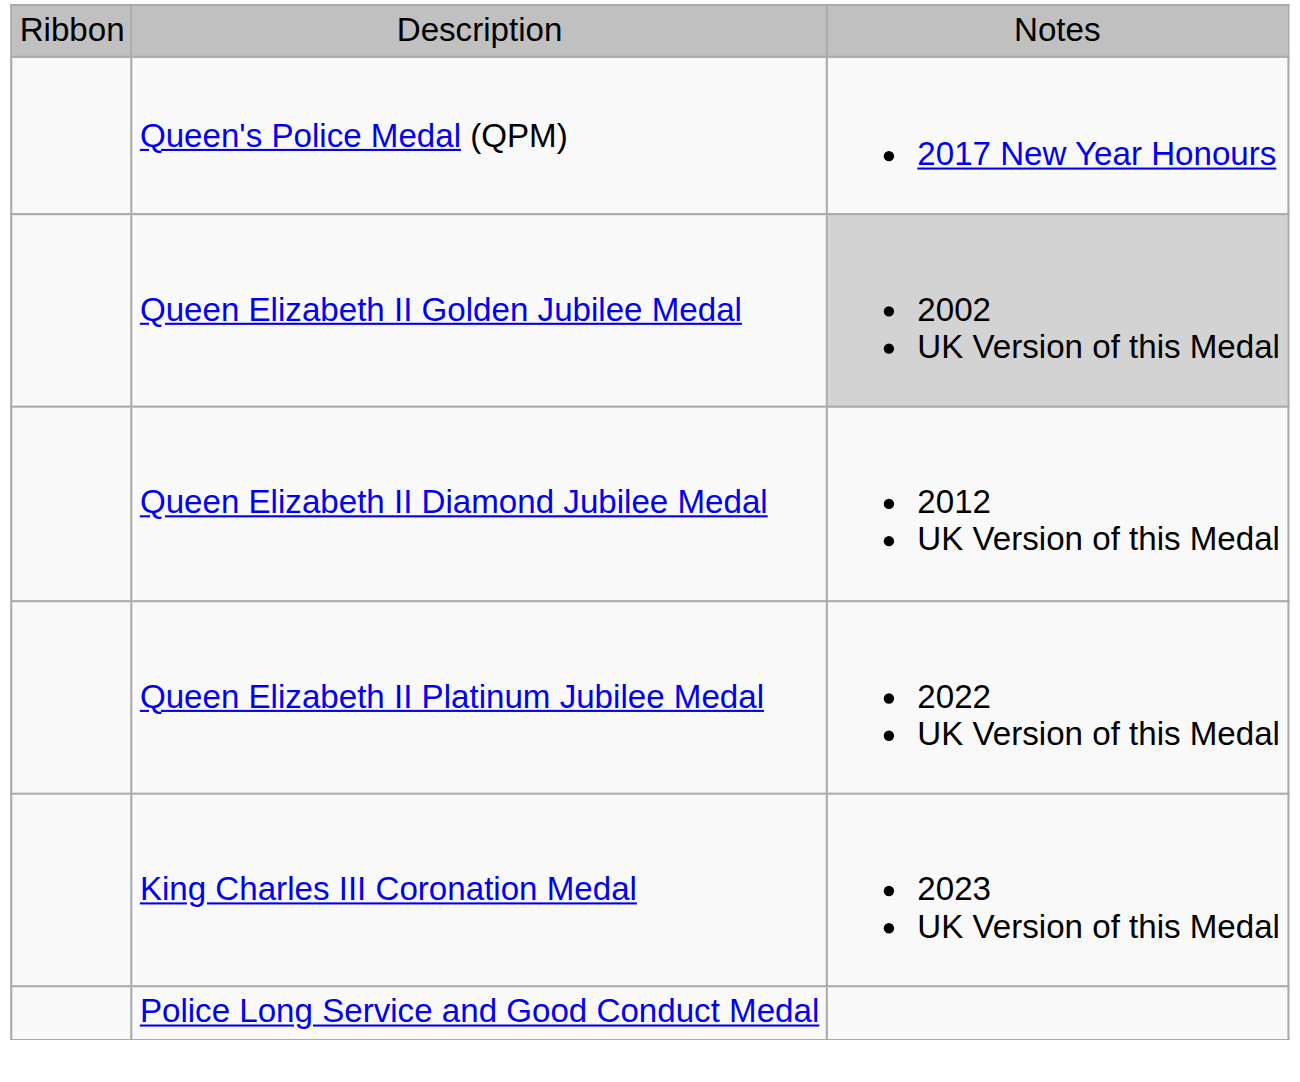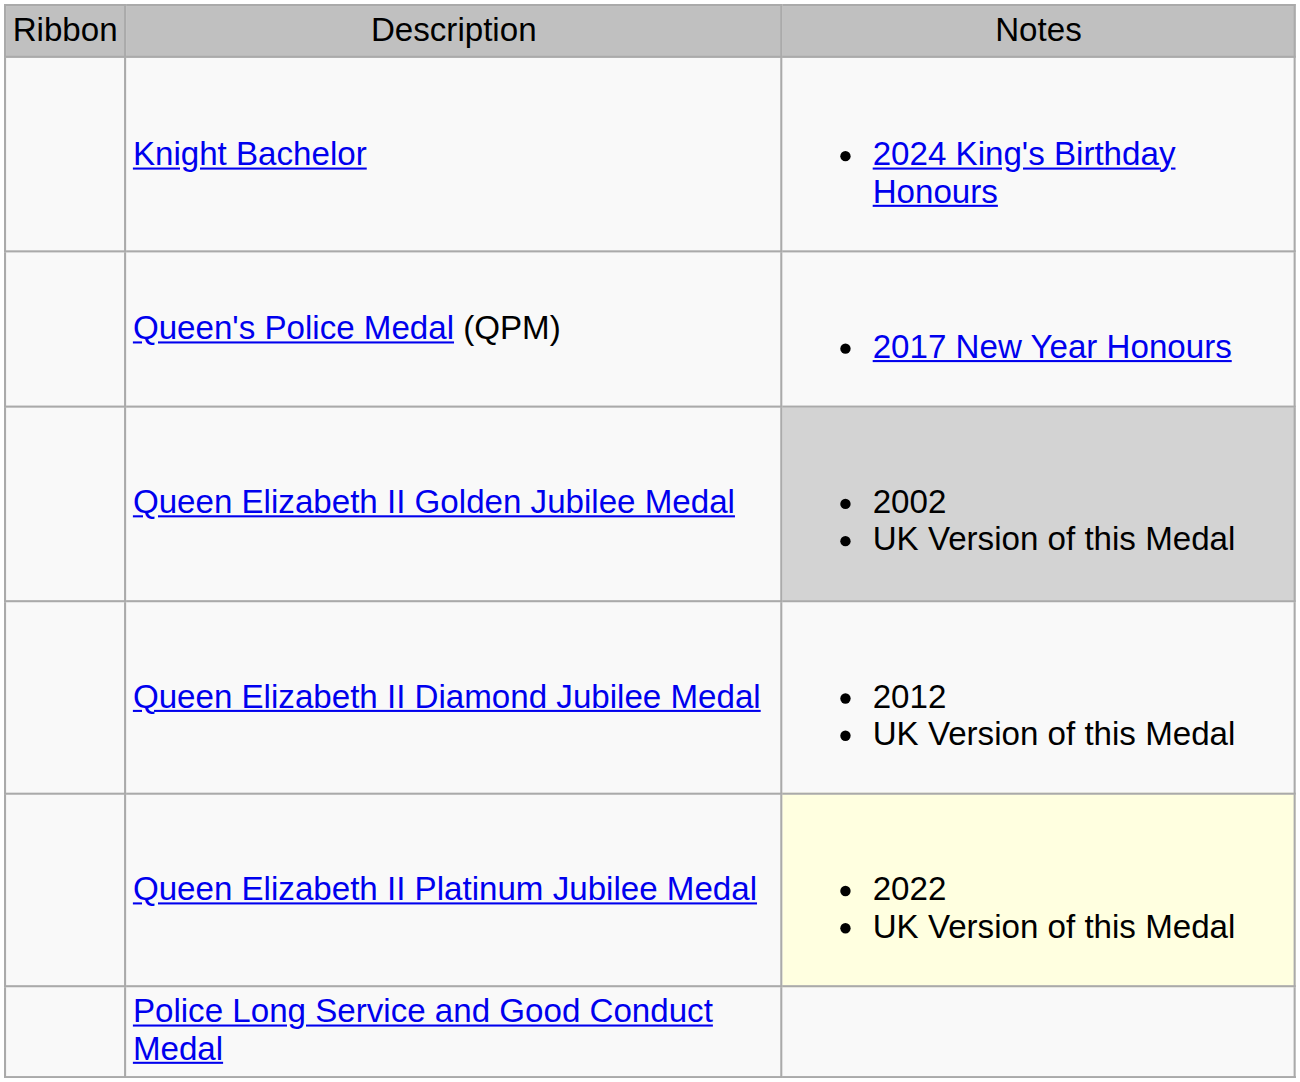+ row: (250, 153)
(1057, 715) no background -> (1038, 909) lightyellow background
- row: (388, 889)
